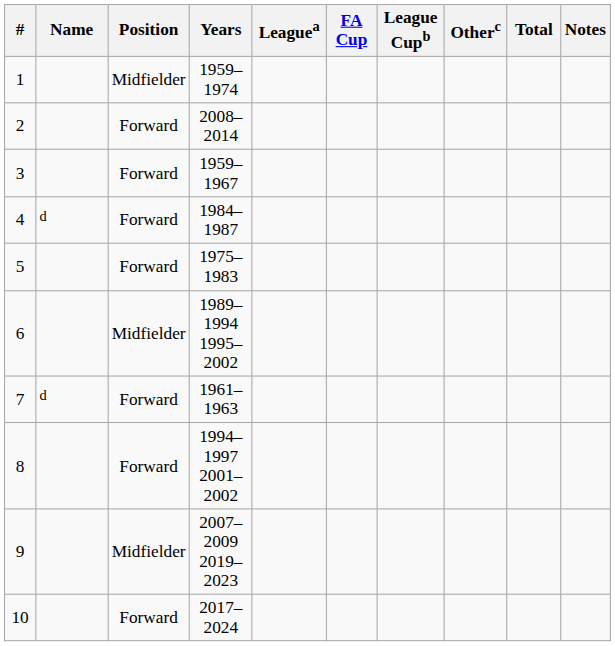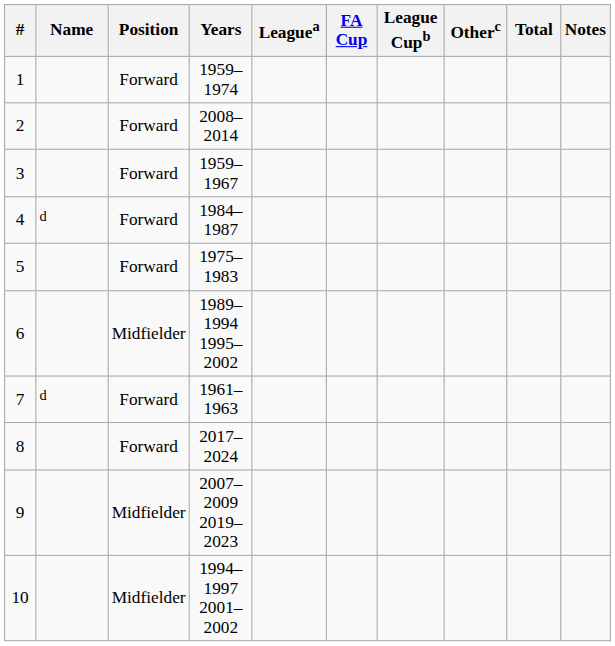(149, 79) Midfielder -> (149, 79) Forward
(221, 465) 1994–1997 2001–2002 -> (221, 446) 2017–2024
(149, 617) Forward -> (149, 598) Midfielder
(221, 617) 2017–2024 -> (221, 598) 1994–1997 2001–2002
